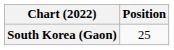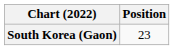(144, 34) 25 -> (144, 34) 23
